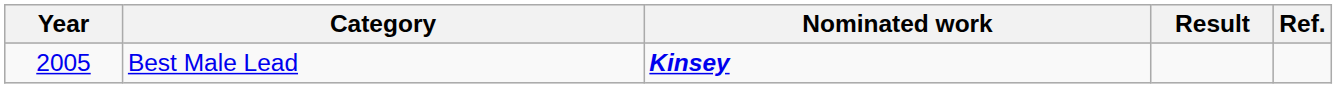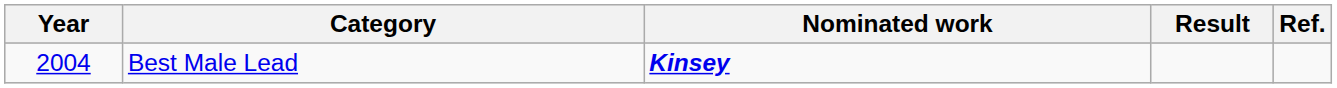(64, 62) 2005 -> (64, 62) 2004
